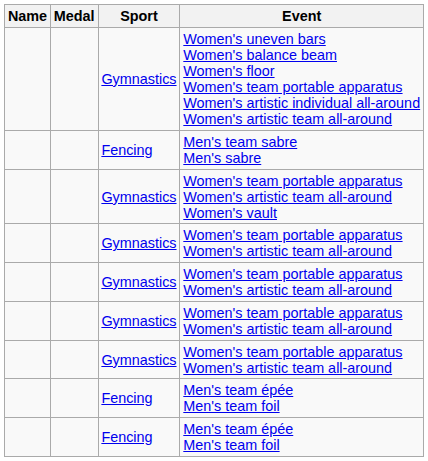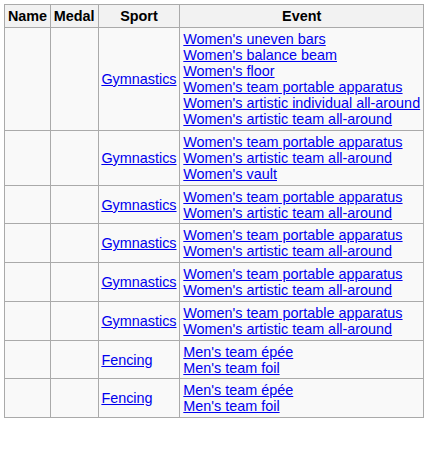- row: (127, 150)
